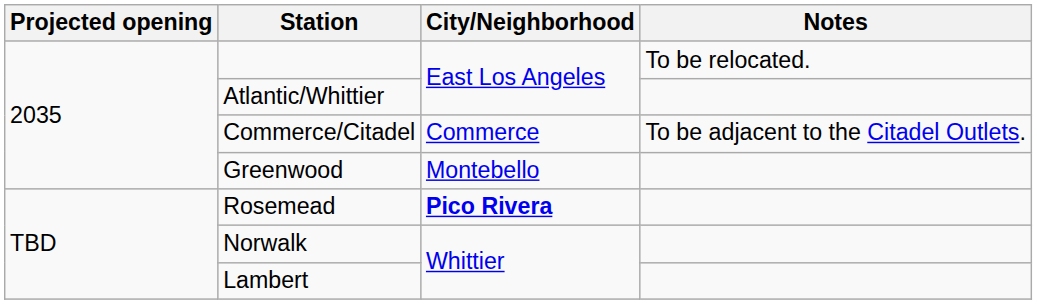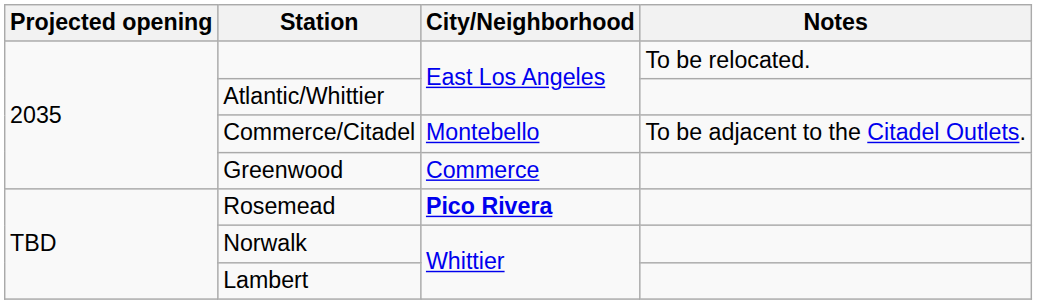(483, 133) Commerce -> (483, 133) Montebello
(483, 170) Montebello -> (483, 170) Commerce
